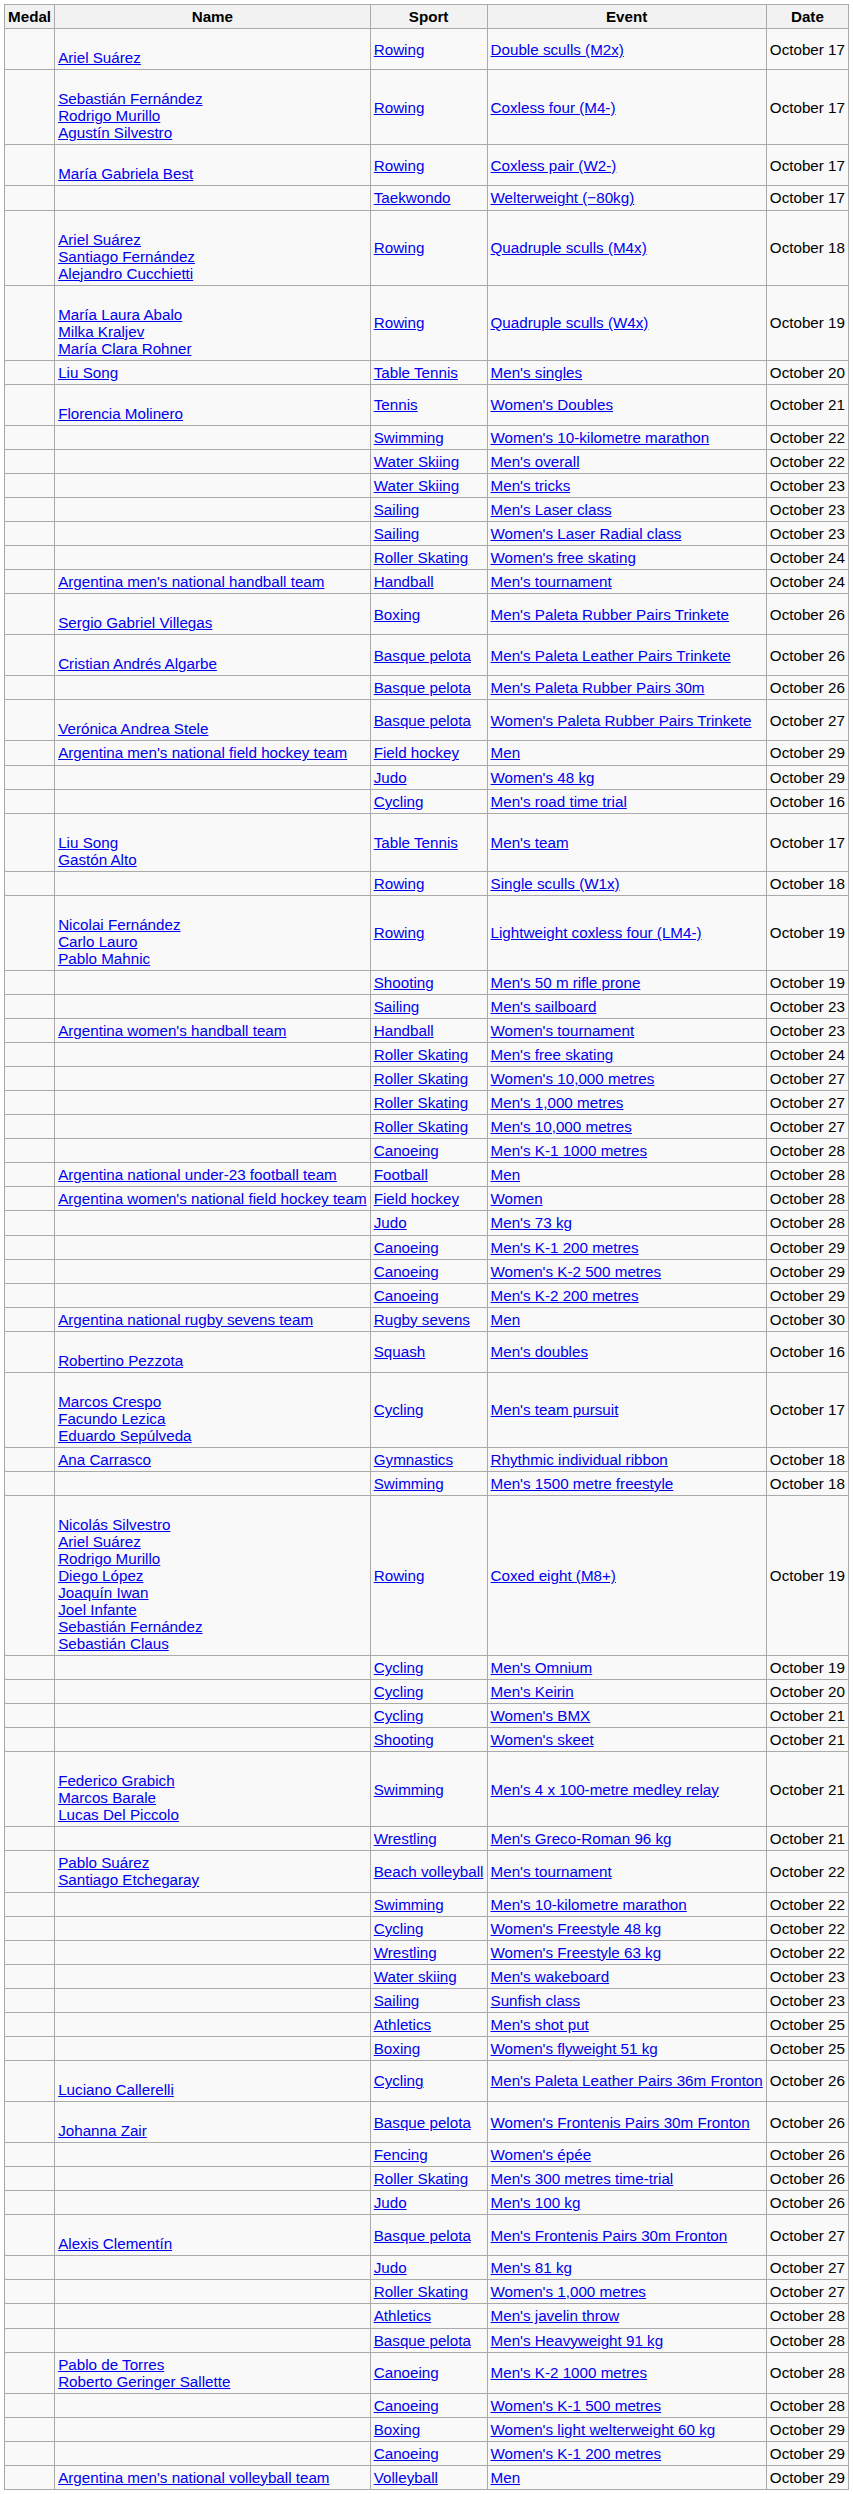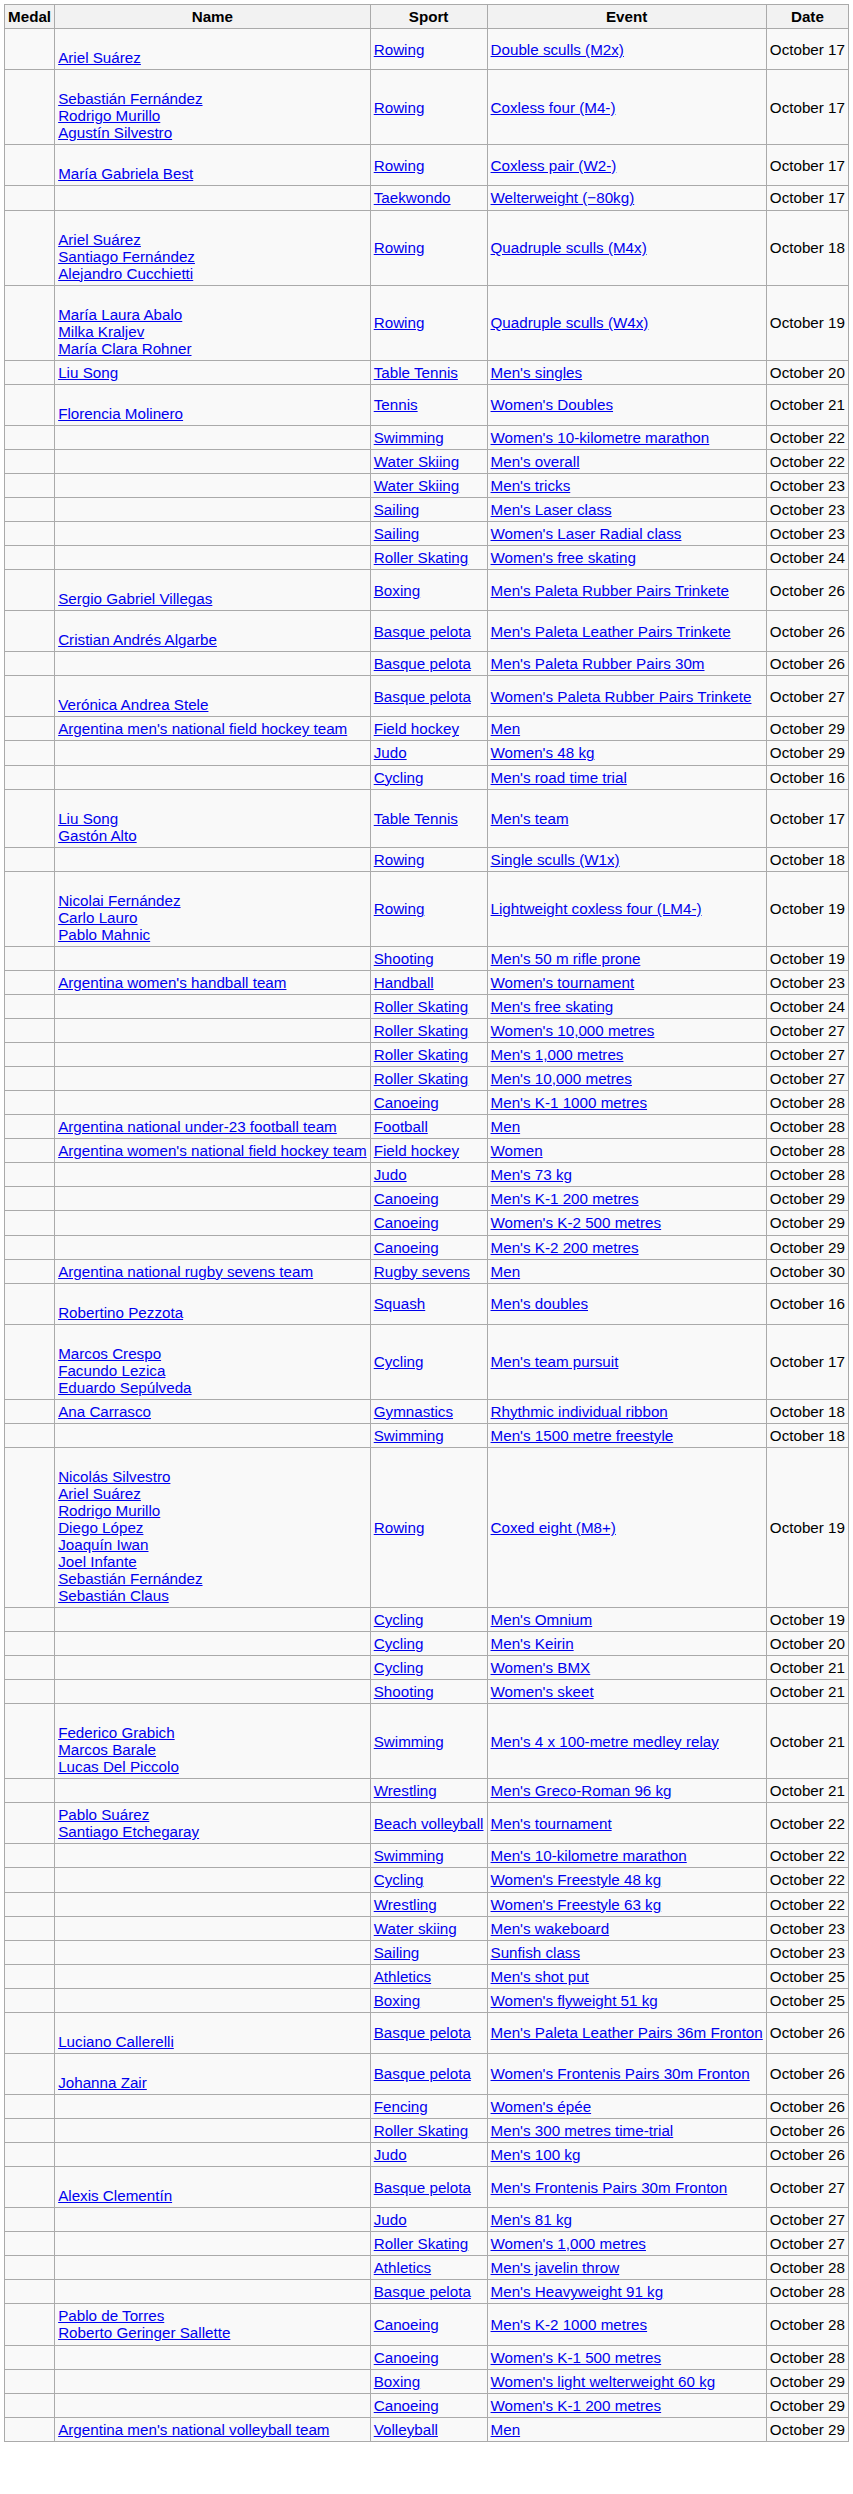- row: (191, 582)
- row: (212, 1006)
(399, 2081) Cycling -> (422, 2033) Basque pelota
